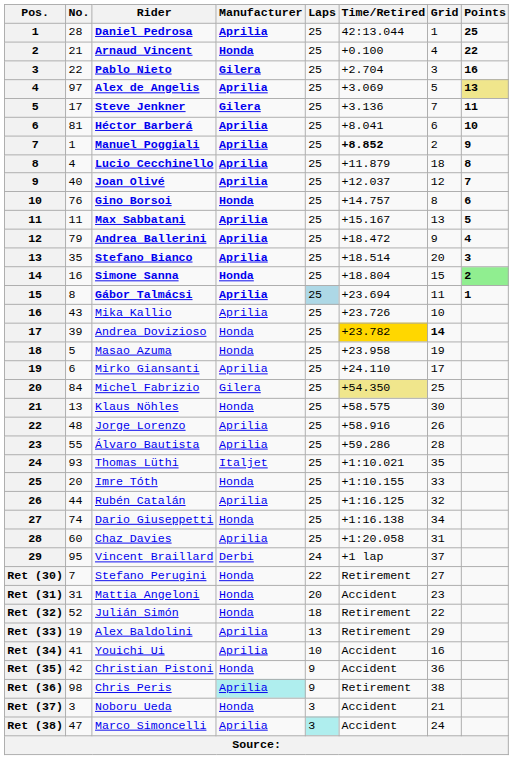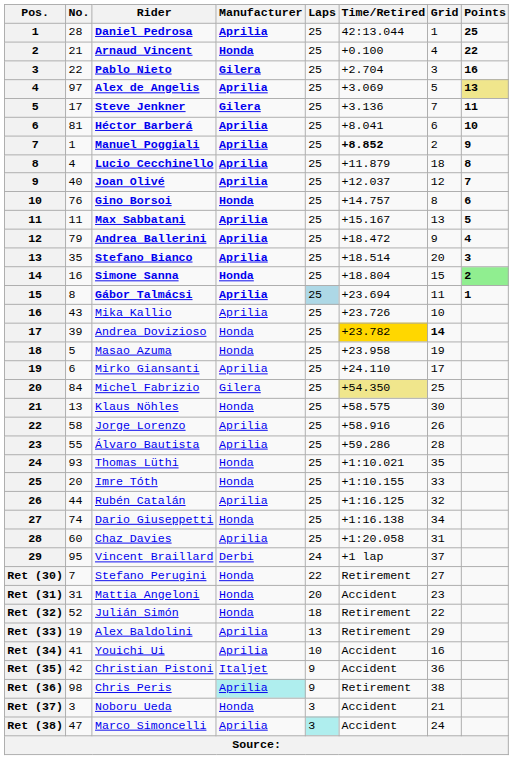(76, 426) 48 -> (76, 426) 58
(243, 464) Italjet -> (236, 464) Honda
(236, 670) Honda -> (243, 670) Italjet
